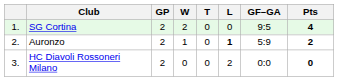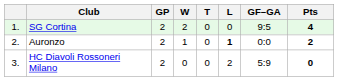(264, 42) 5:9 -> (264, 42) 0:0
(264, 63) 0:0 -> (264, 63) 5:9
